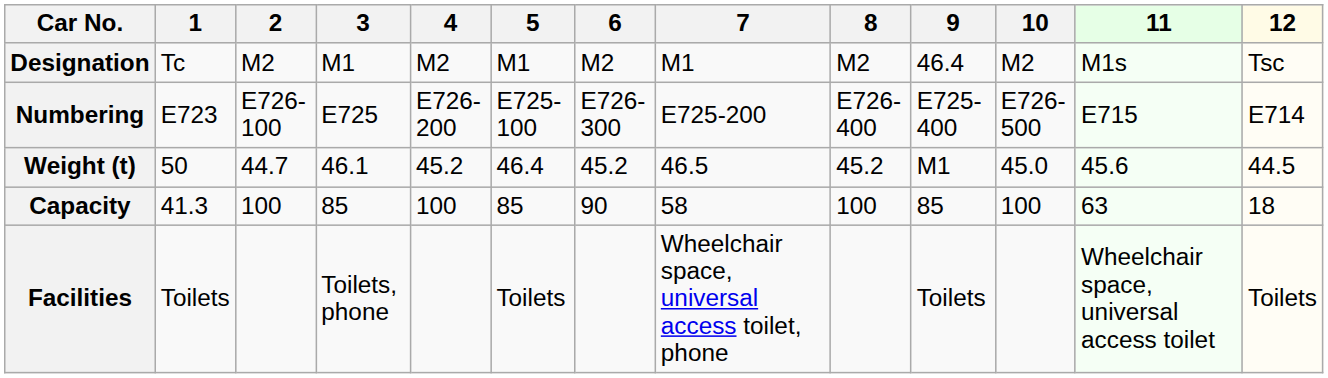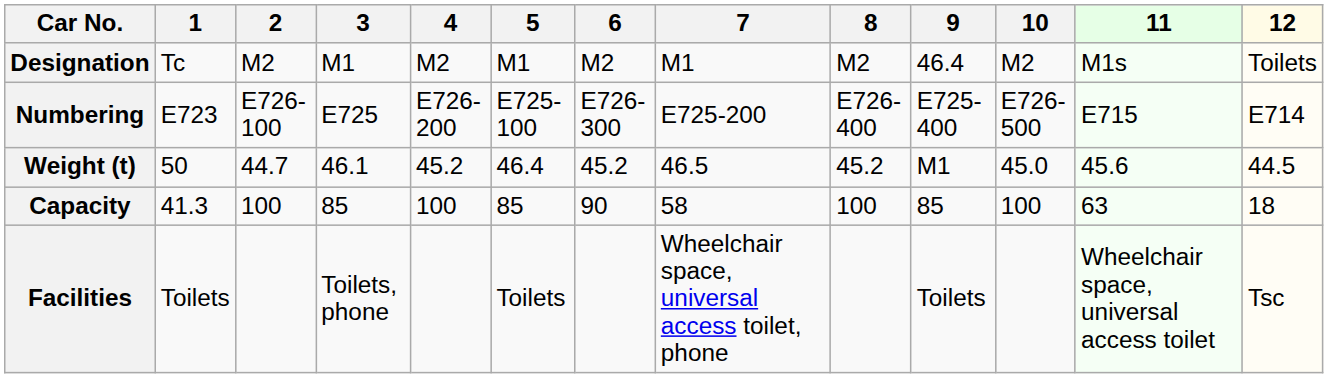(1266, 62) Tsc -> (1282, 62) Toilets
(1282, 298) Toilets -> (1266, 298) Tsc
